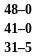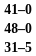rows swapped: (18, 28) <-> (18, 9)
